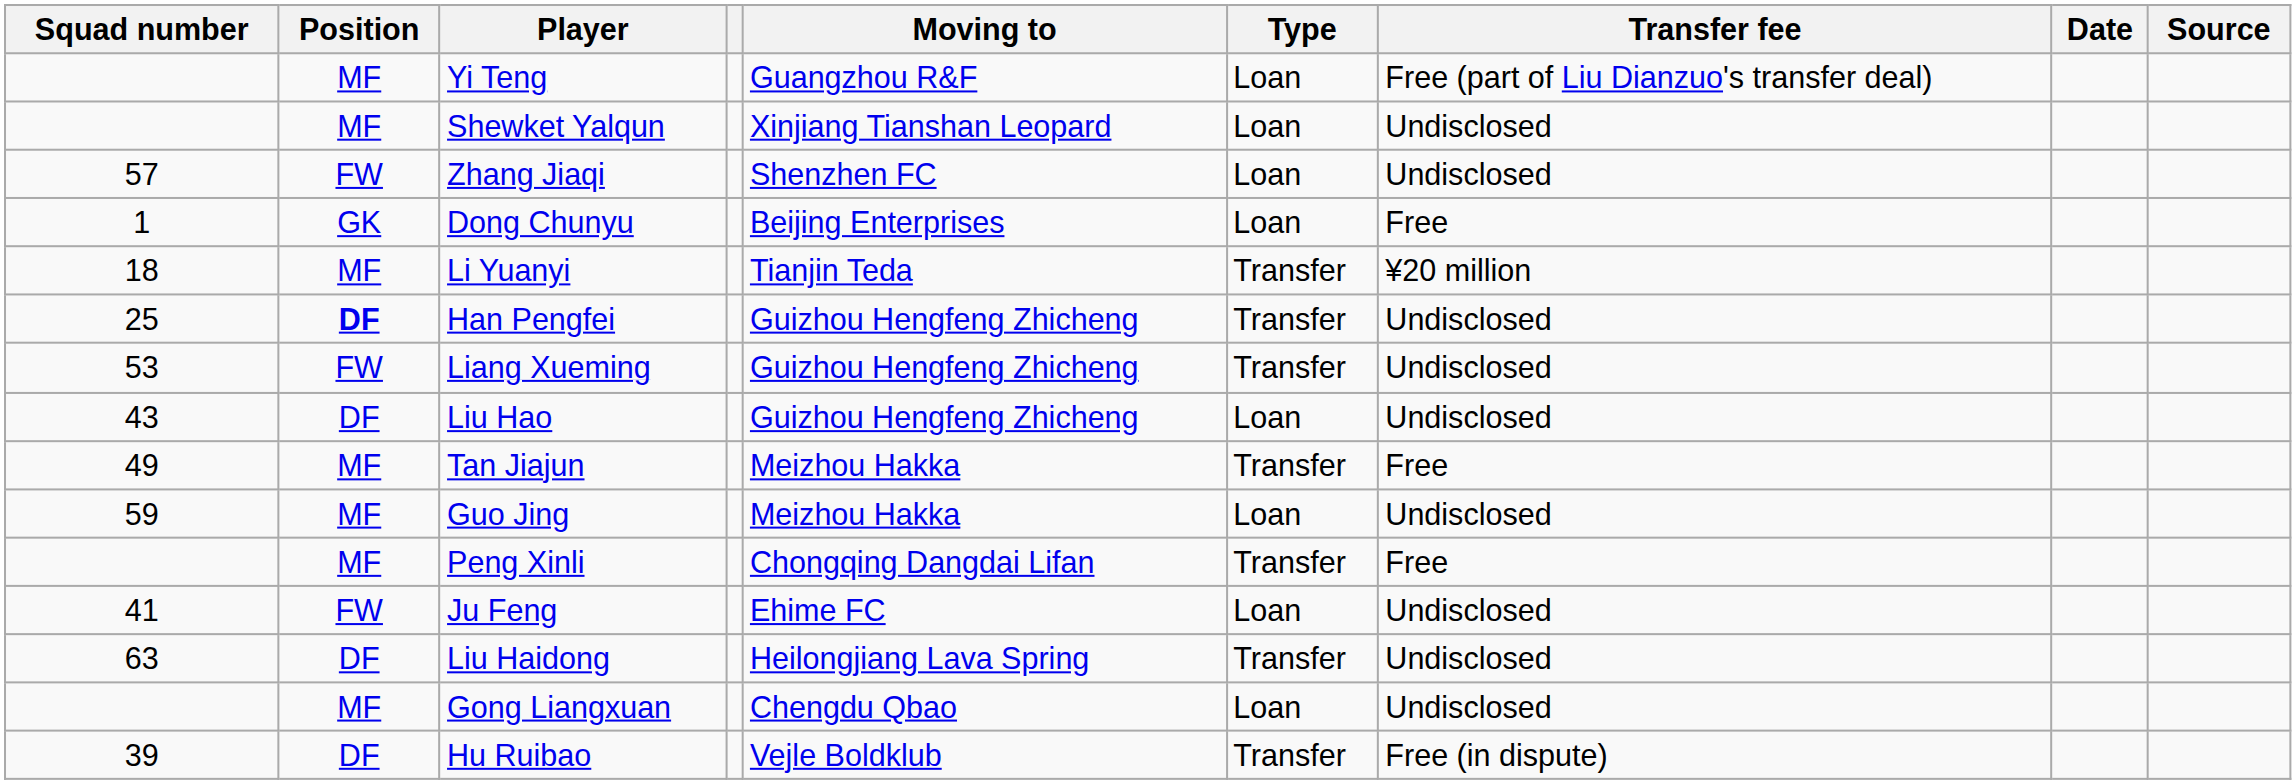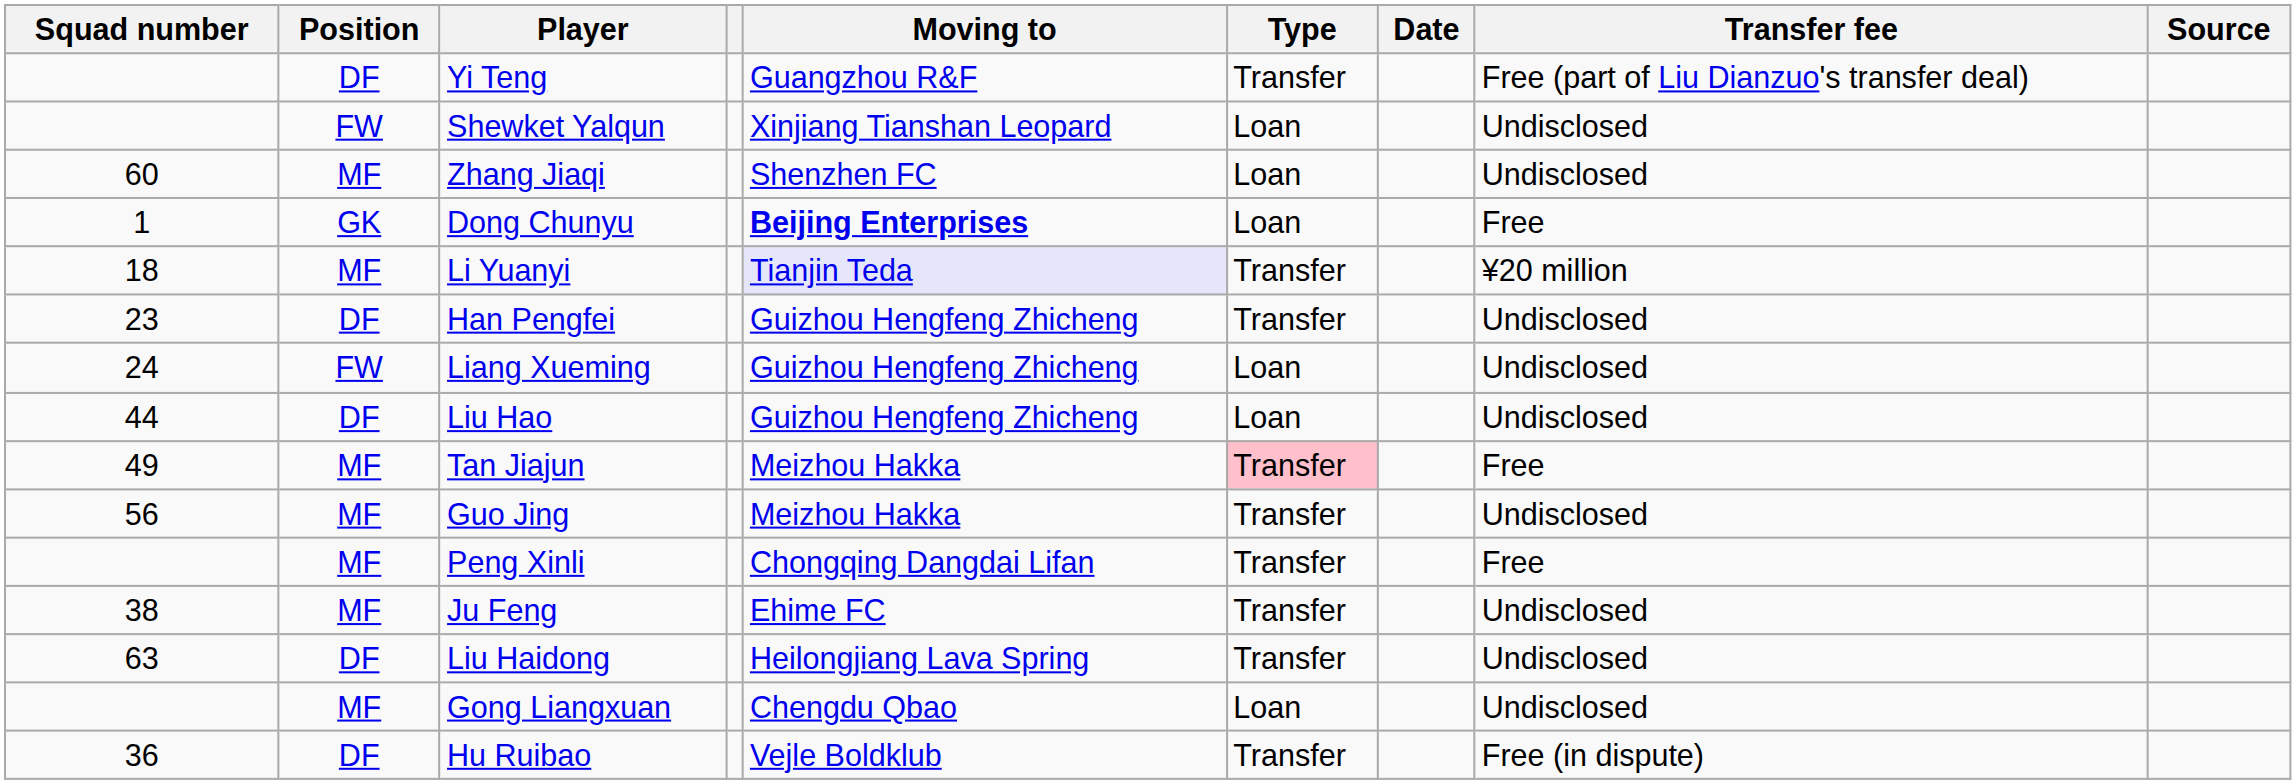columns swapped: (1715, 29) <-> (2100, 29)
(359, 78) MF -> (359, 78) DF
(1267, 78) Loan -> (1290, 78) Transfer
(359, 126) MF -> (359, 126) FW
(142, 174) 57 -> (142, 174) 60
(359, 174) FW -> (359, 174) MF
(877, 223) normal -> (889, 223) bold
(831, 271) no background -> (831, 271) lavender background
(142, 320) 25 -> (142, 320) 23
(359, 320) bold -> (359, 320) normal
(142, 368) 53 -> (142, 368) 24
(1290, 368) Transfer -> (1267, 368) Loan
(142, 416) 43 -> (142, 416) 44
(1290, 465) no background -> (1290, 465) pink background
(142, 513) 59 -> (142, 513) 56
(1267, 513) Loan -> (1290, 513) Transfer
(142, 610) 41 -> (142, 610) 38
(359, 610) FW -> (359, 610) MF
(1267, 610) Loan -> (1290, 610) Transfer
(142, 755) 39 -> (142, 755) 36
